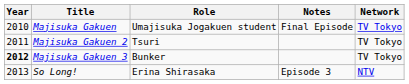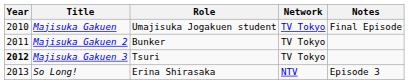columns swapped: (380, 12) <-> (317, 12)
(146, 42) Tsuri -> (149, 42) Bunker
(149, 57) Bunker -> (146, 57) Tsuri
